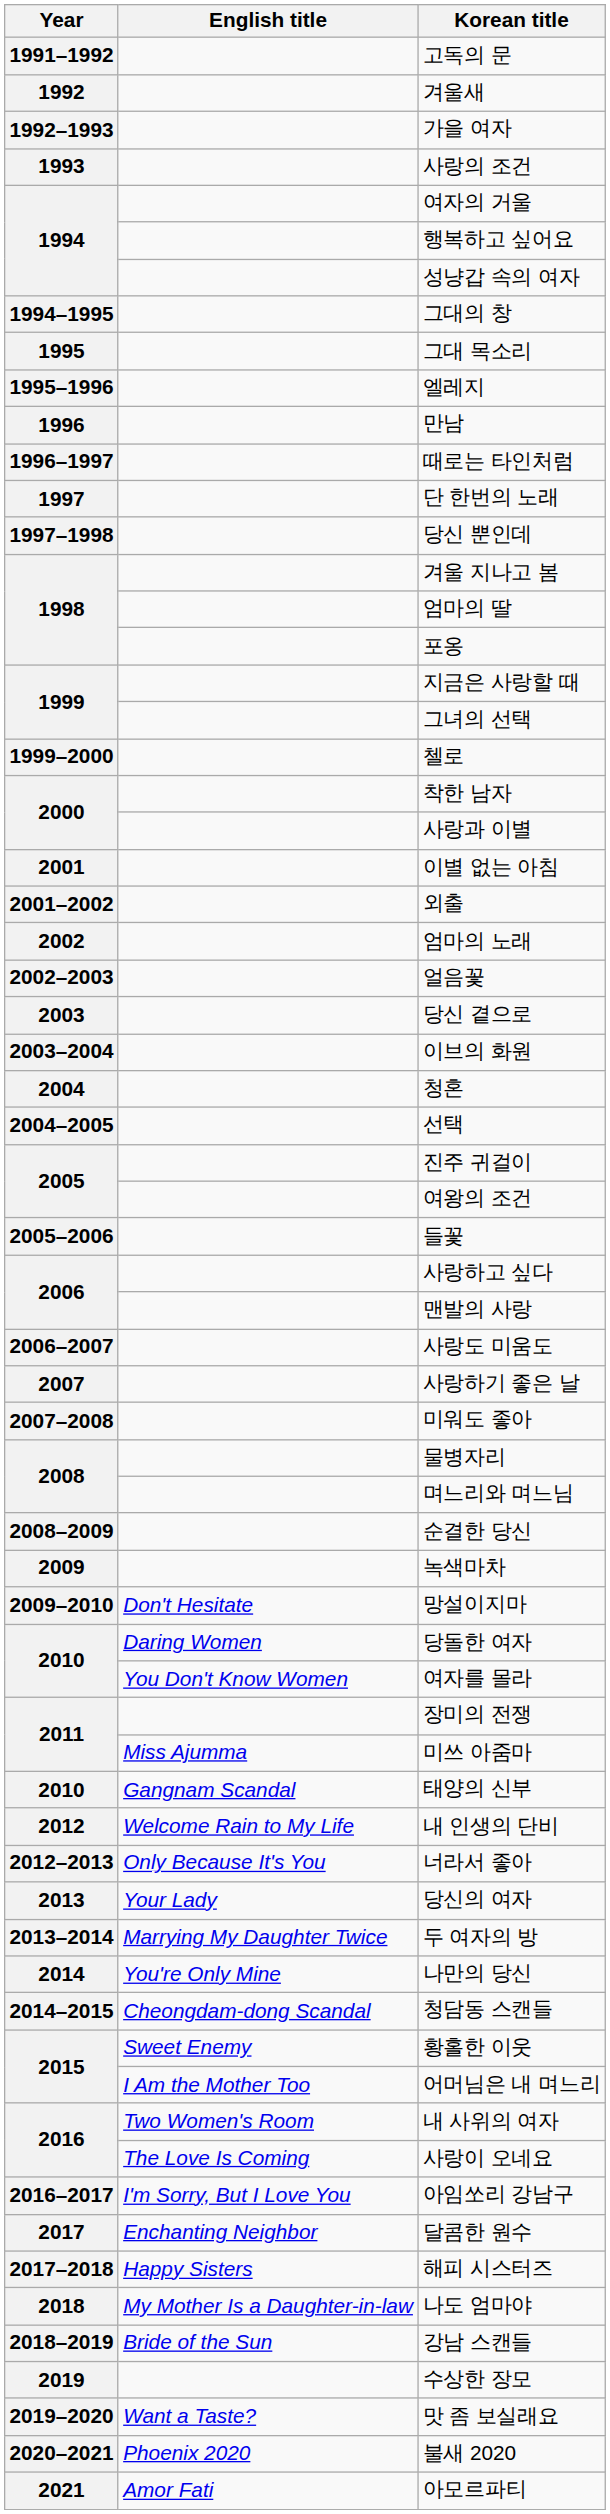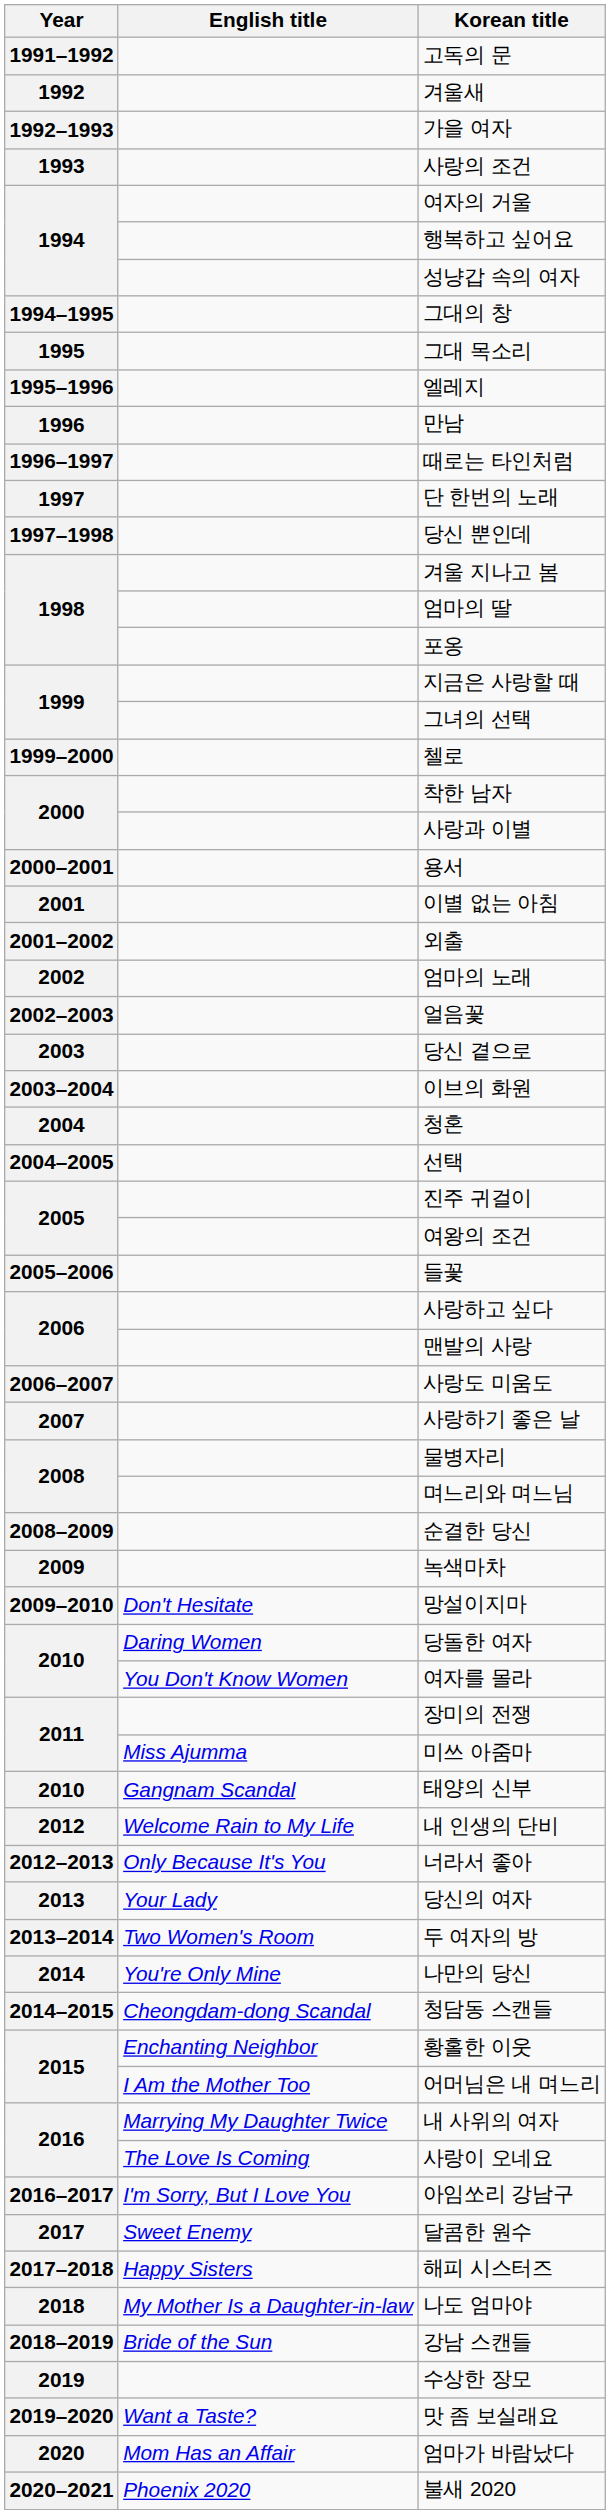+ row: (443, 866)
- row: (477, 1420)
(255, 1937) Marrying My Daughter Twice -> (219, 1937) Two Women's Room
(187, 2047) Sweet Enemy -> (220, 2047) Enchanting Neighbor
(219, 2121) Two Women's Room -> (255, 2121) Marrying My Daughter Twice
(220, 2232) Enchanting Neighbor -> (187, 2232) Sweet Enemy
+ row: (498, 2452)
- row: (475, 2489)
